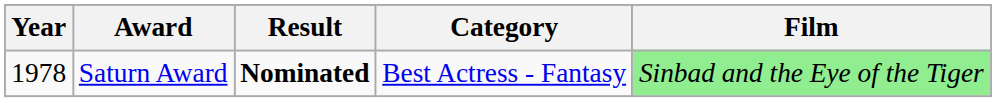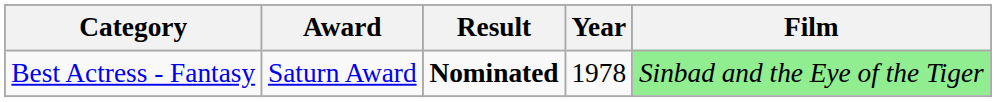columns swapped: (39, 27) <-> (504, 27)
